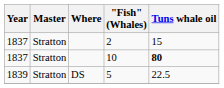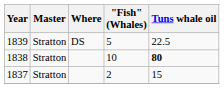rows swapped: (109, 41) <-> (109, 74)
(17, 58) 1837 -> (17, 58) 1838
